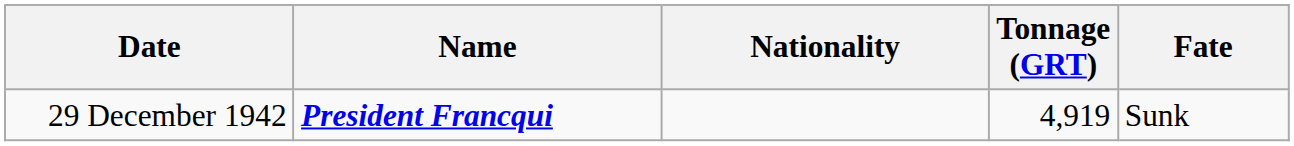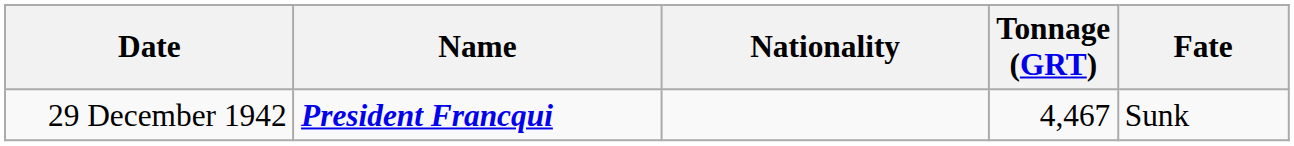(1075, 114) 4,919 -> (1075, 114) 4,467
